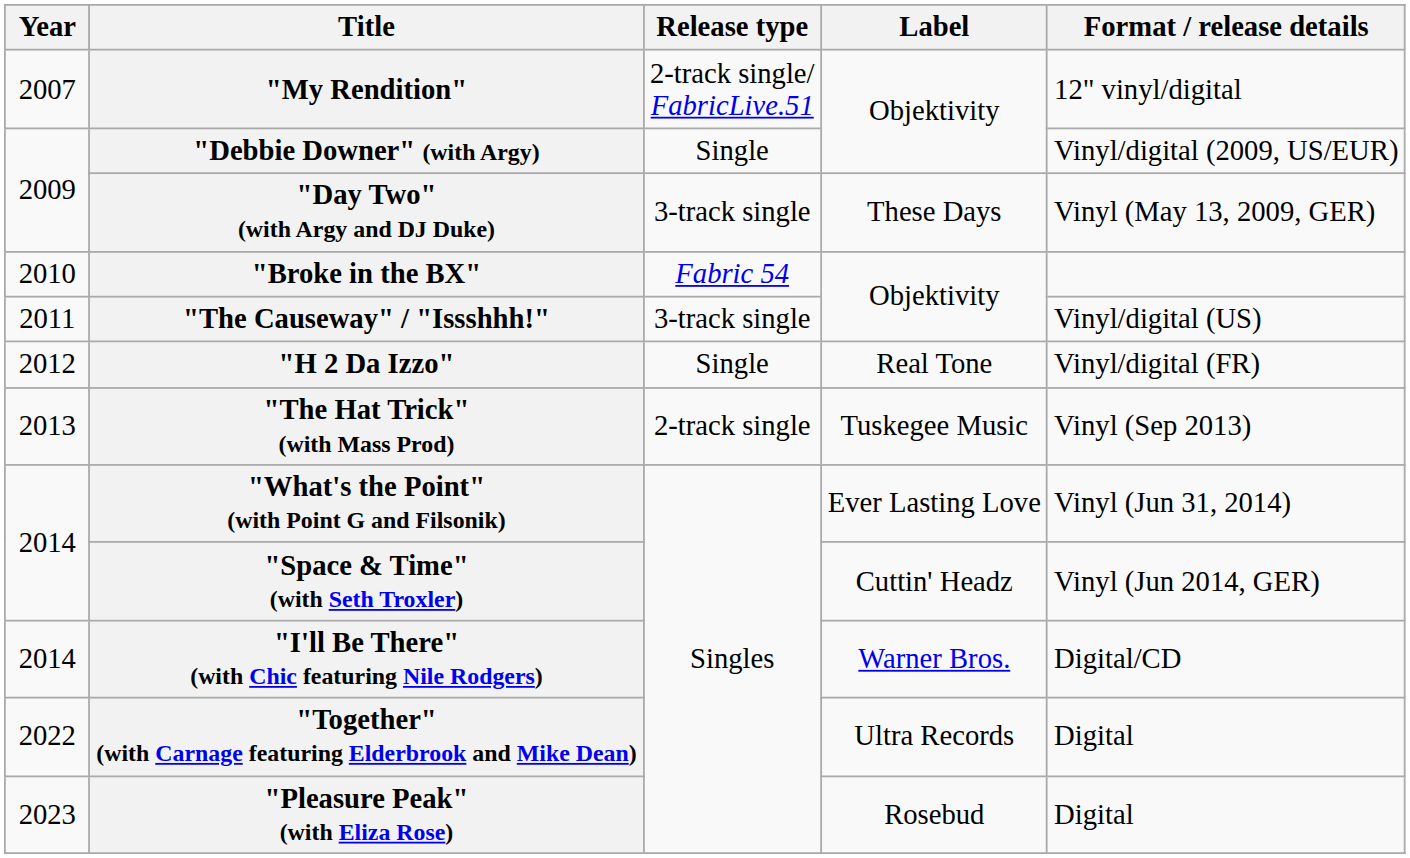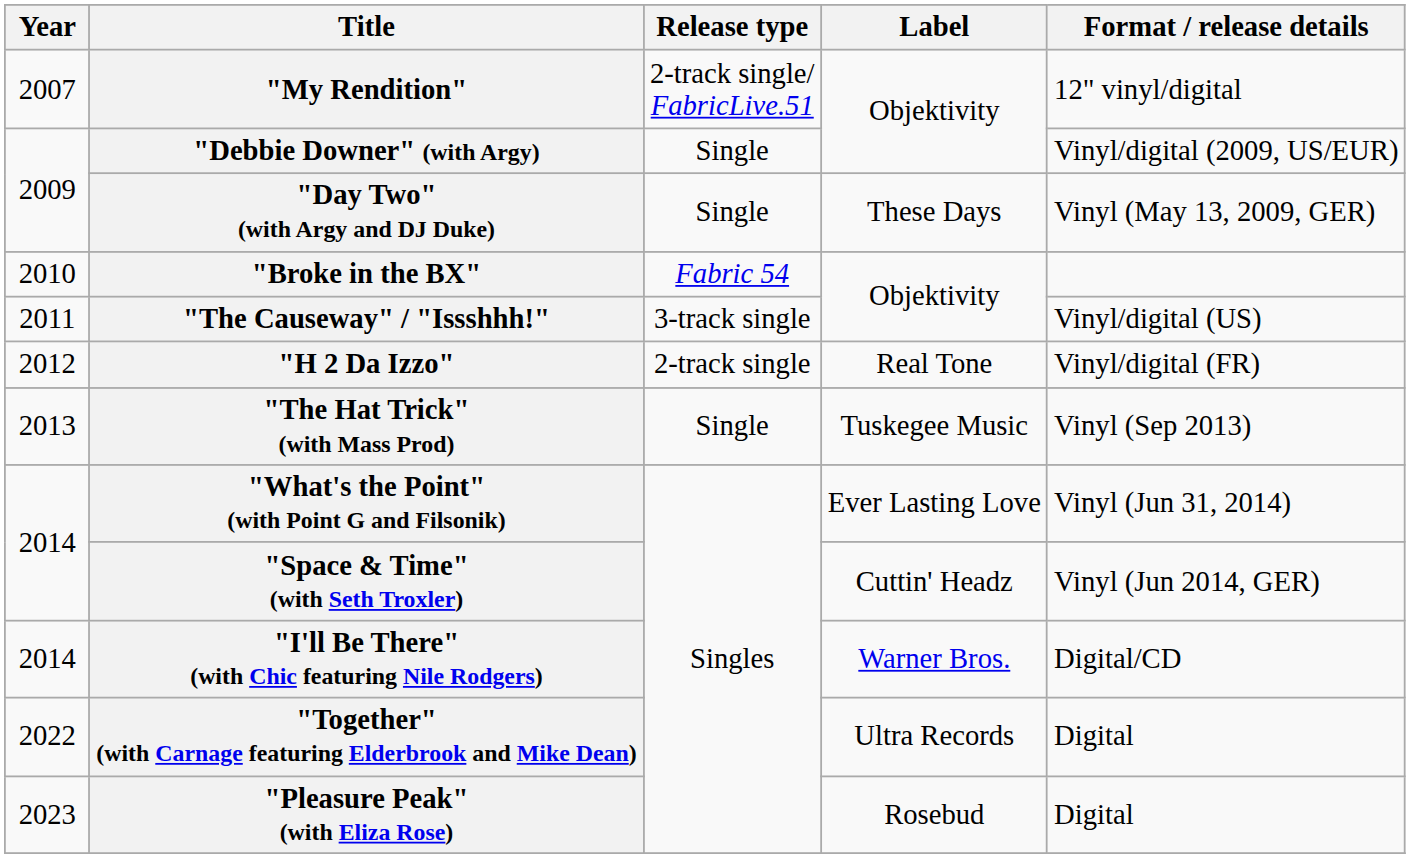(732, 211) 3-track single -> (732, 211) Single
(732, 364) Single -> (732, 364) 2-track single
(732, 425) 2-track single -> (732, 425) Single
